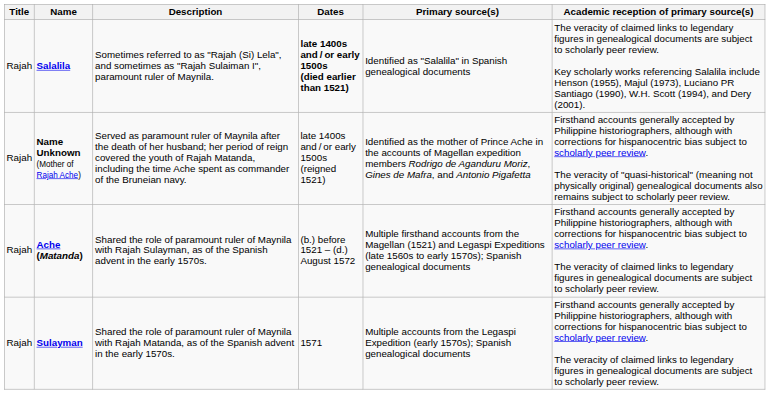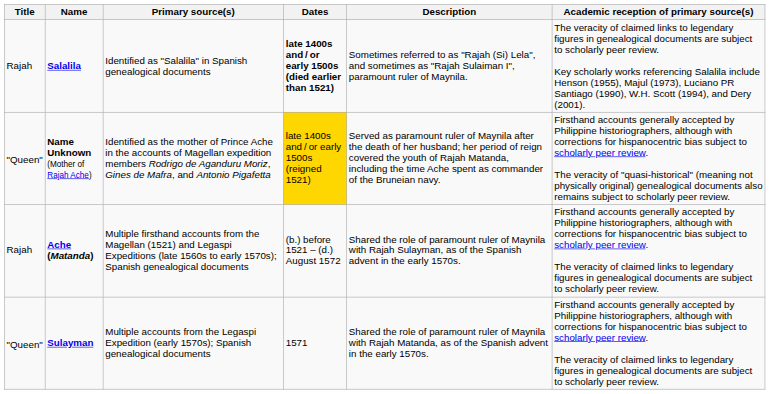columns swapped: (195, 12) <-> (457, 12)
(19, 158) Rajah -> (25, 159) "Queen"
(328, 158) no background -> (313, 158) gold background
(19, 343) Rajah -> (25, 344) "Queen"
